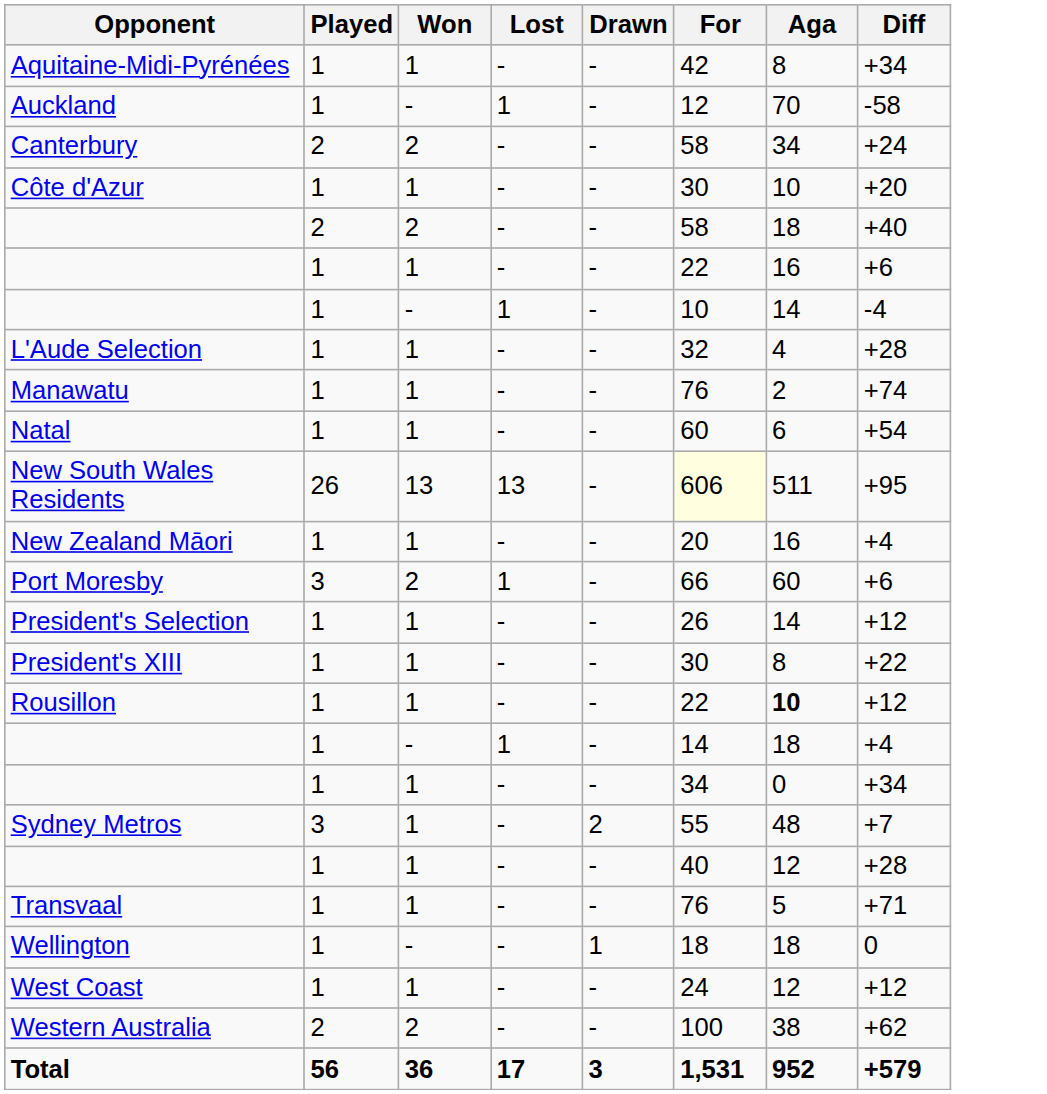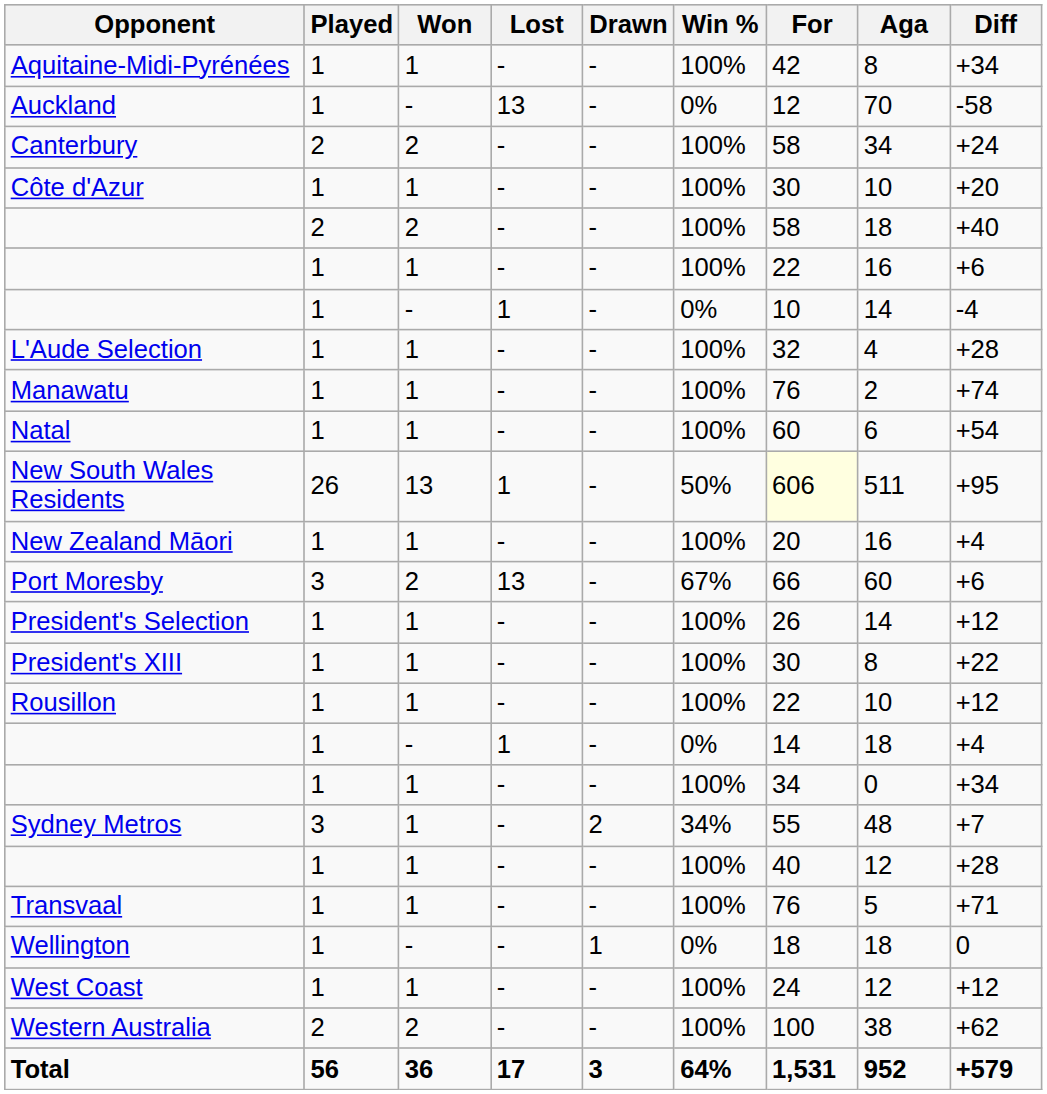+ column: (720, 24)
(504, 106) 1 -> (511, 106) 13
(511, 485) 13 -> (504, 485) 1
(504, 581) 1 -> (511, 581) 13
(786, 703) bold -> (878, 703) normal
